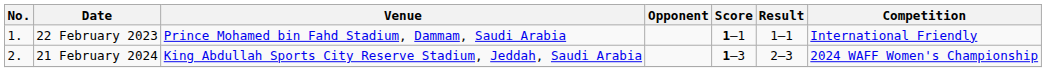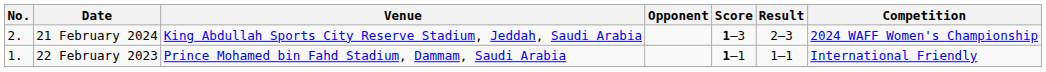rows swapped: (97, 35) <-> (97, 56)
